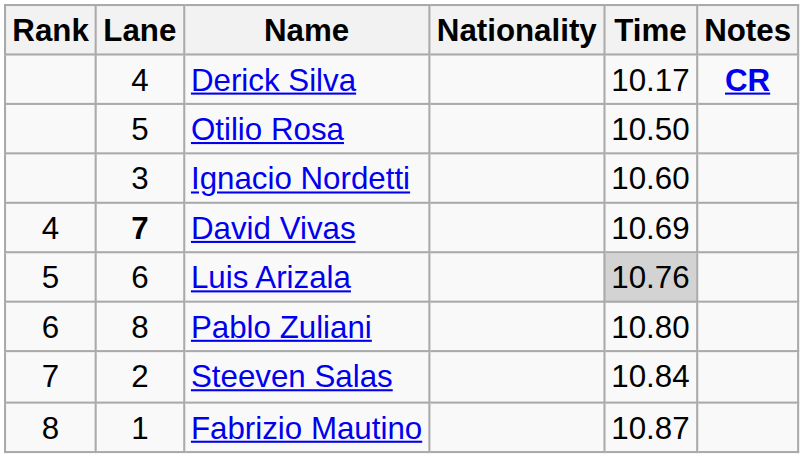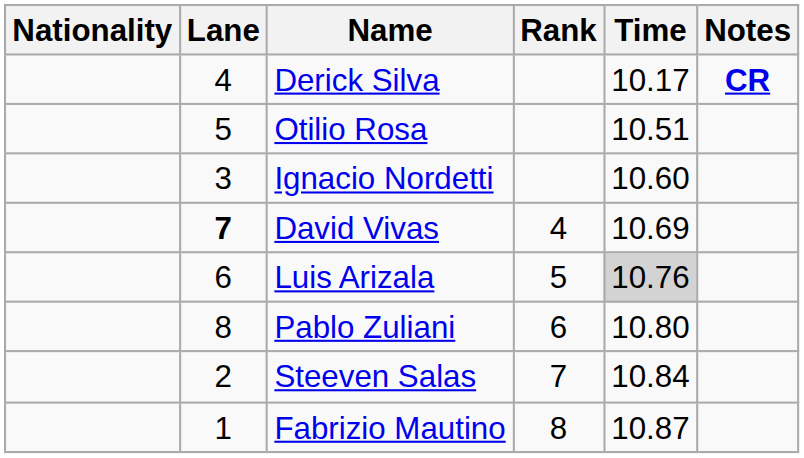columns swapped: (51, 30) <-> (517, 30)
(650, 129) 10.50 -> (650, 129) 10.51
